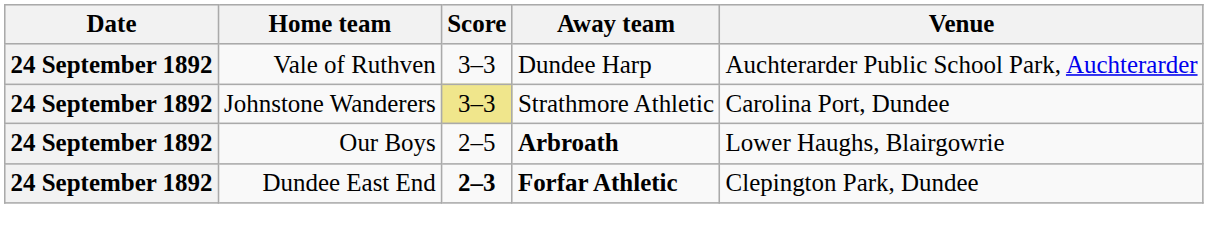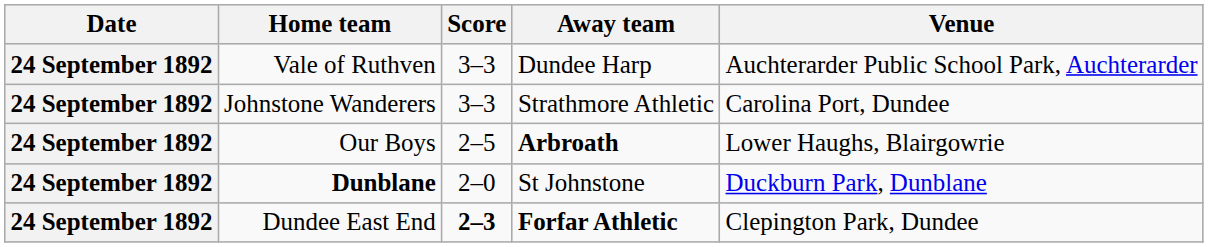(477, 103) khaki background -> (477, 103) no background
+ row: (384, 182)
